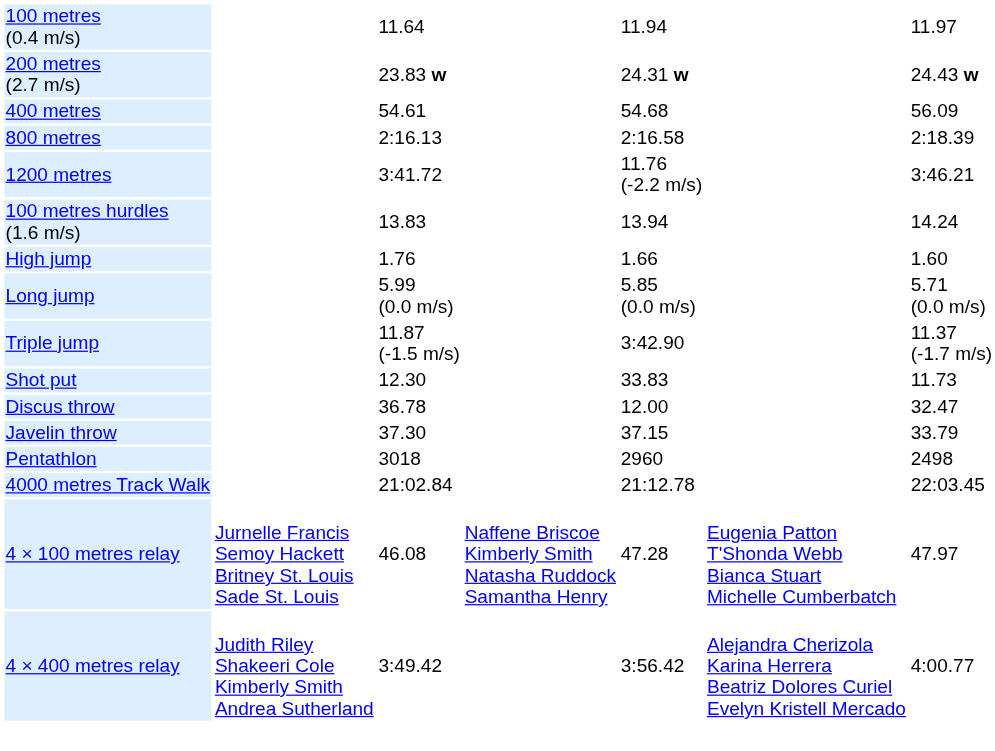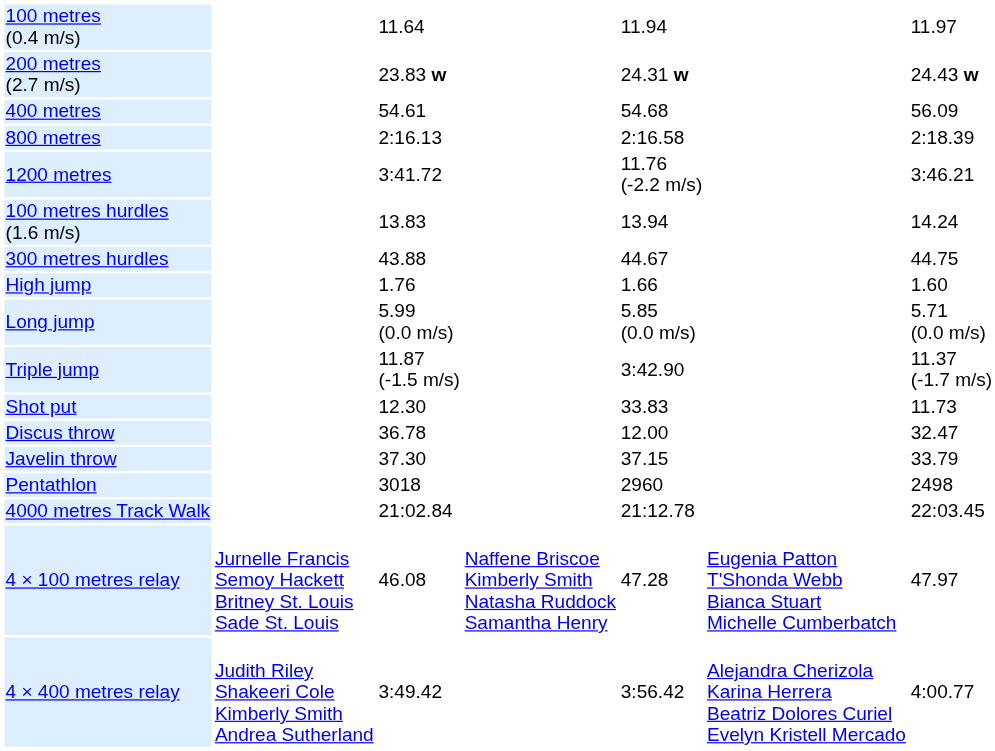+ row: (87, 258)
